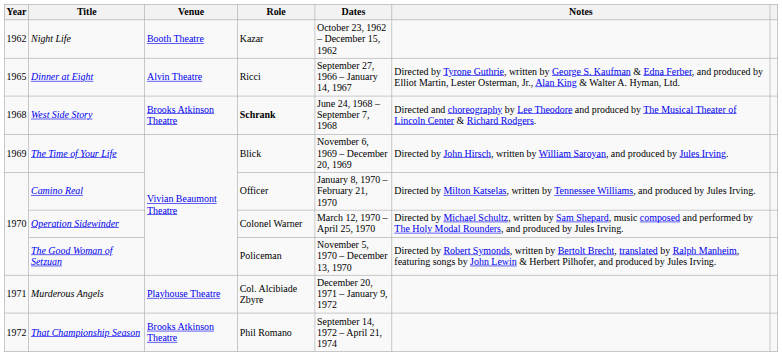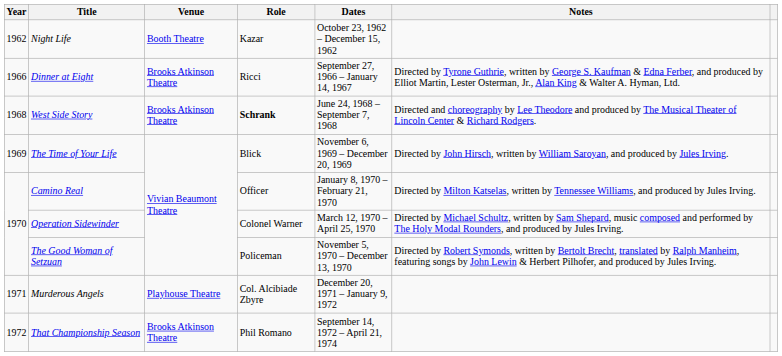(17, 77) 1965 -> (17, 77) 1966
(175, 77) Alvin Theatre -> (180, 77) Brooks Atkinson Theatre
